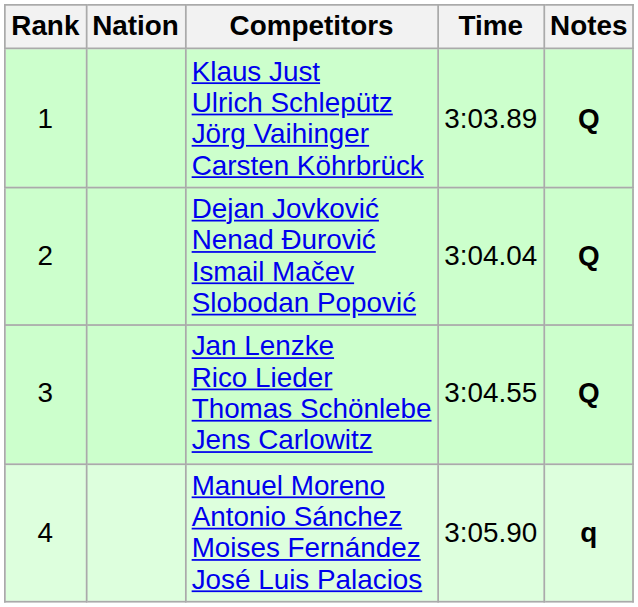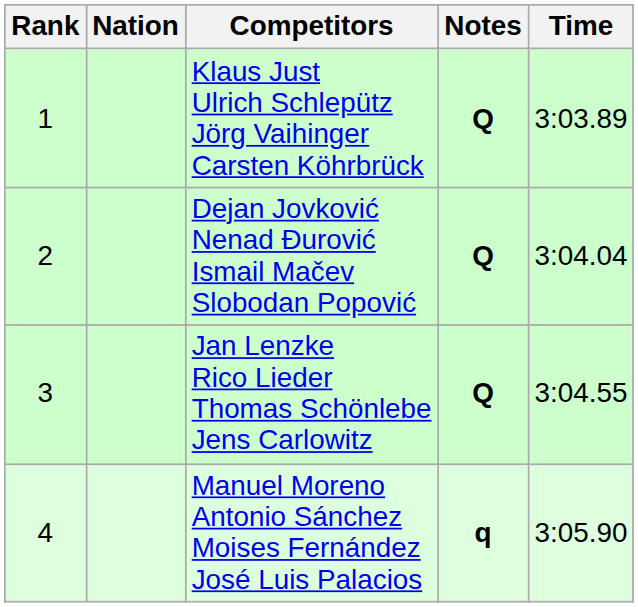columns swapped: (491, 26) <-> (589, 26)
